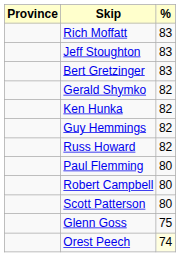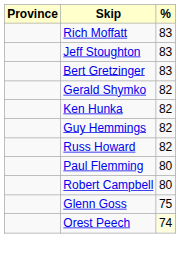- row: (104, 204)
